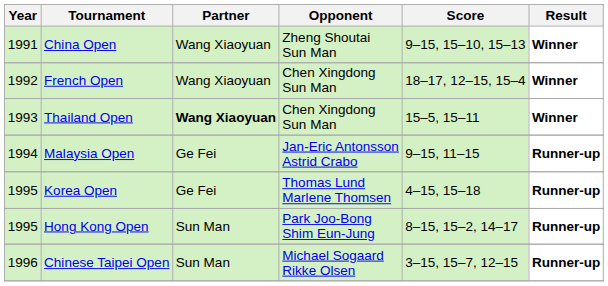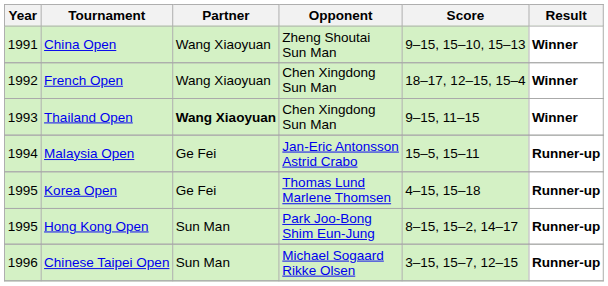(442, 117) 15–5, 15–11 -> (442, 117) 9–15, 11–15
(442, 154) 9–15, 11–15 -> (442, 154) 15–5, 15–11
